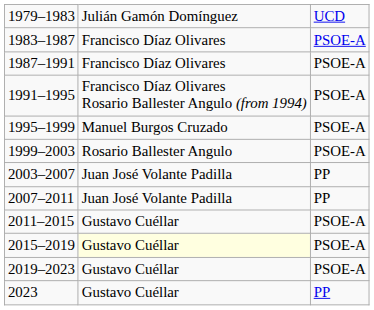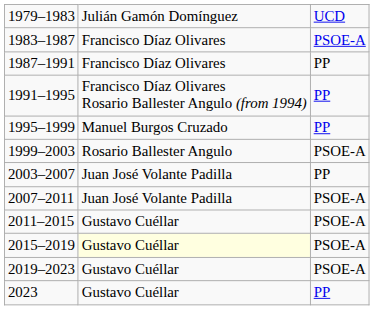(340, 63) PSOE-A -> (322, 63) PP
(340, 95) PSOE-A -> (322, 95) PP
(340, 127) PSOE-A -> (322, 127) PP
(322, 198) PP -> (340, 198) PSOE-A
